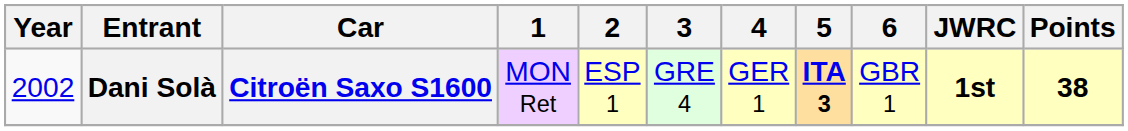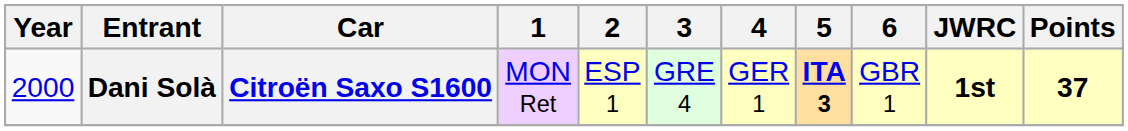(43, 87) 2002 -> (43, 87) 2000
(1073, 87) 38 -> (1073, 87) 37
